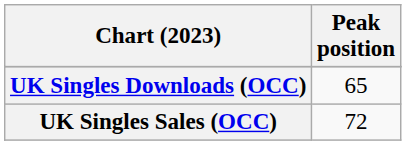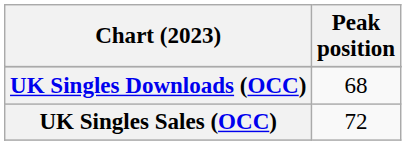(356, 85) 65 -> (356, 85) 68
